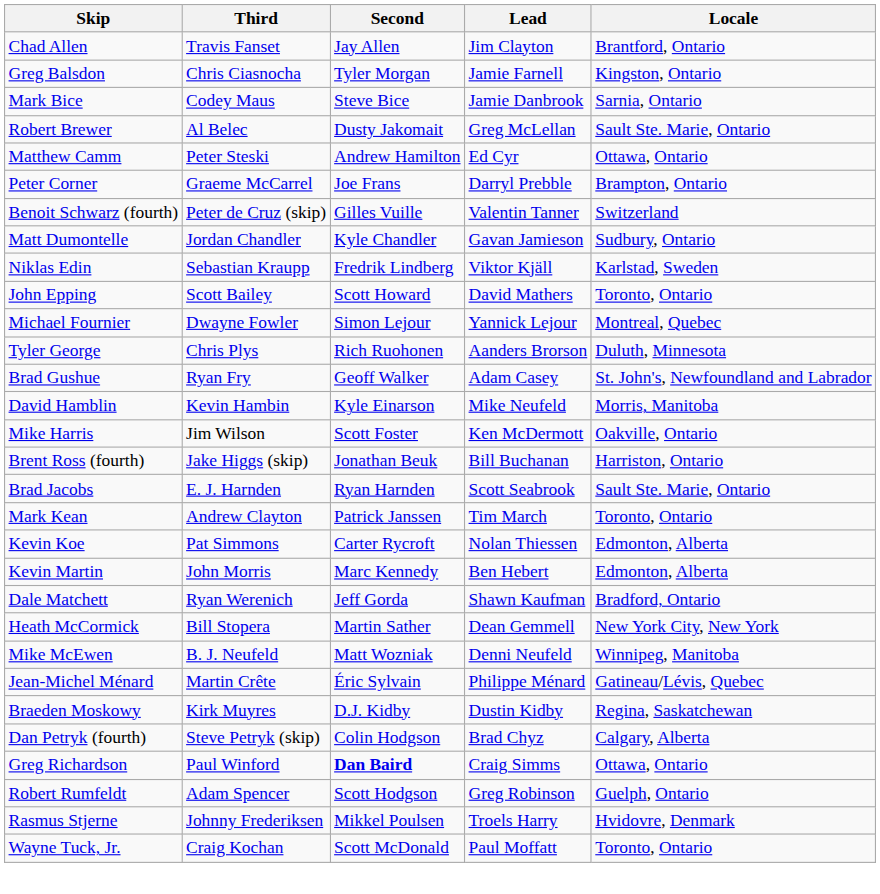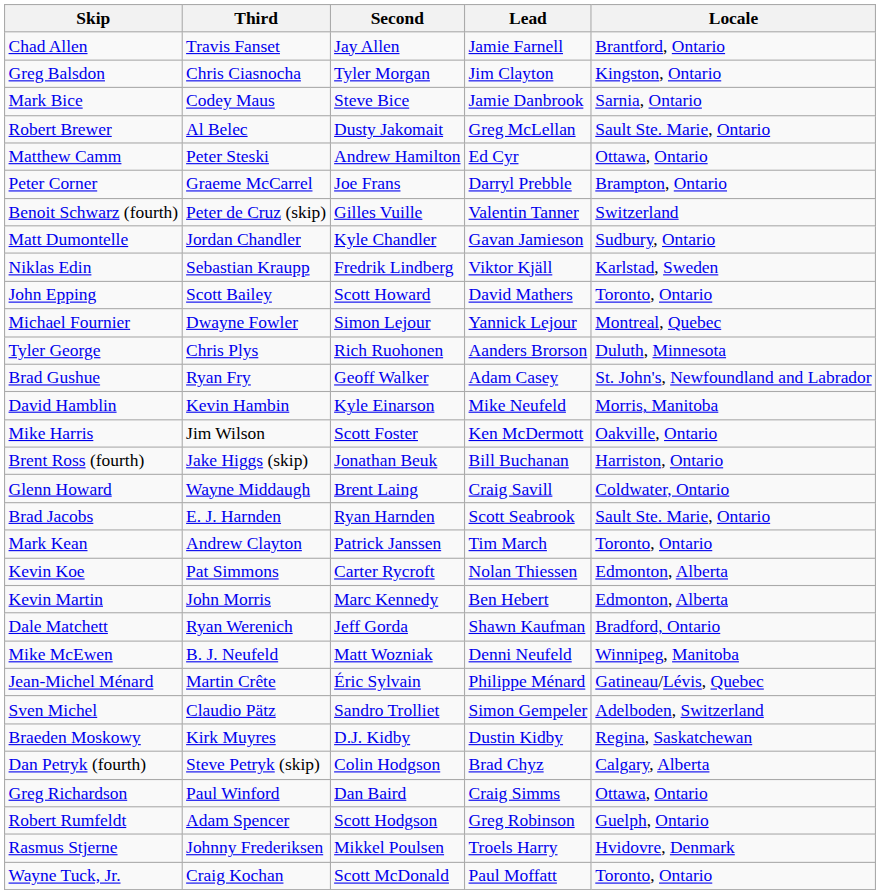(511, 45) Jim Clayton -> (516, 45) Jamie Farnell
(516, 73) Jamie Farnell -> (511, 73) Jim Clayton
+ row: (60, 488)
- row: (74, 626)
+ row: (53, 709)
(373, 765) bold -> (370, 792) normal
